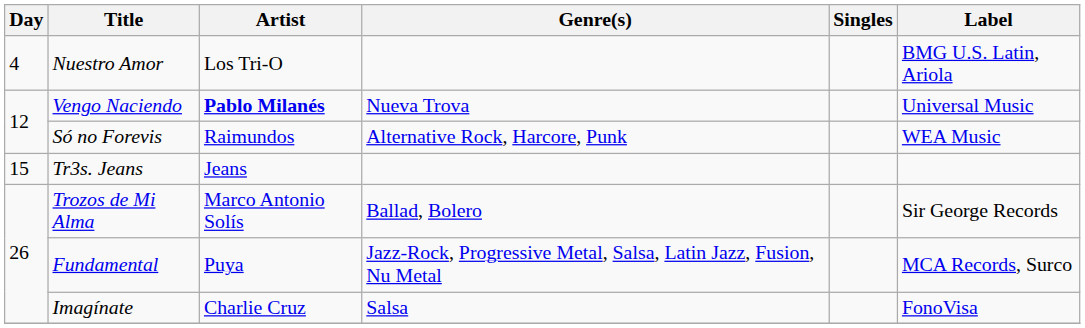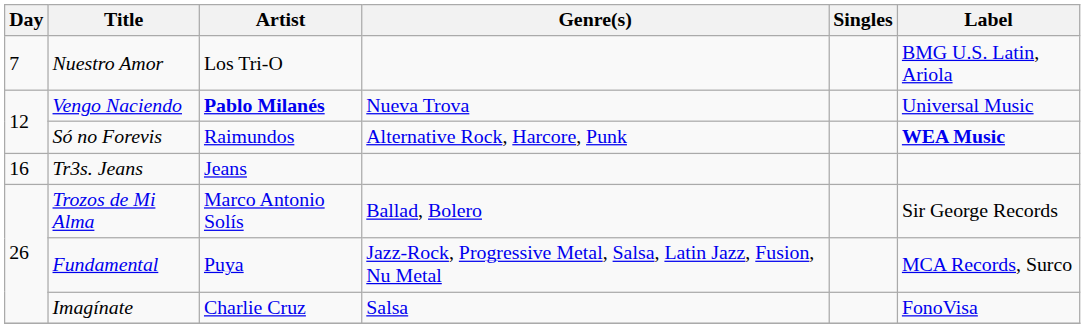(14, 62) 4 -> (14, 62) 7
(951, 136) normal -> (953, 136) bold
(19, 168) 15 -> (19, 168) 16
